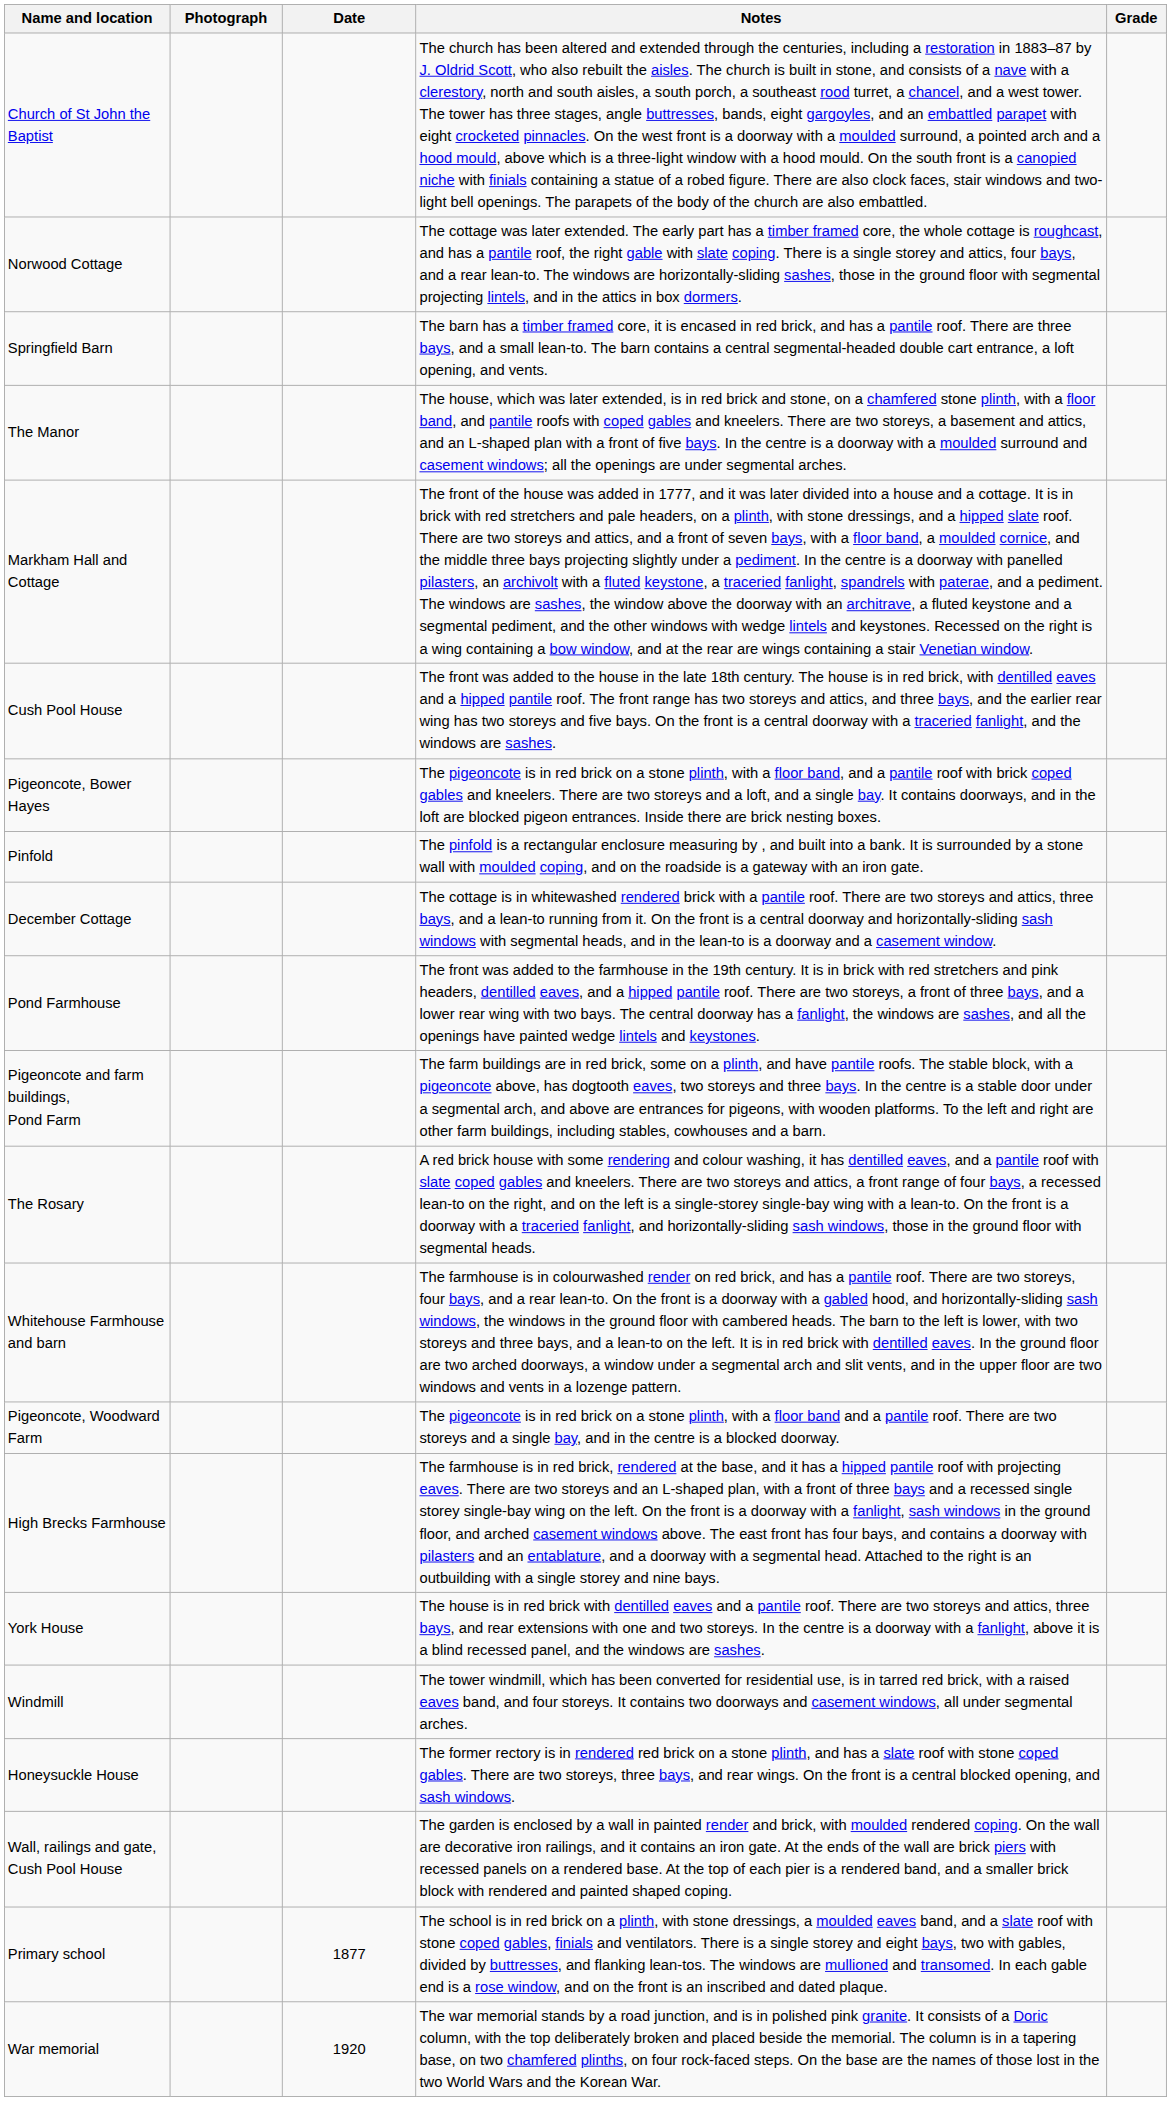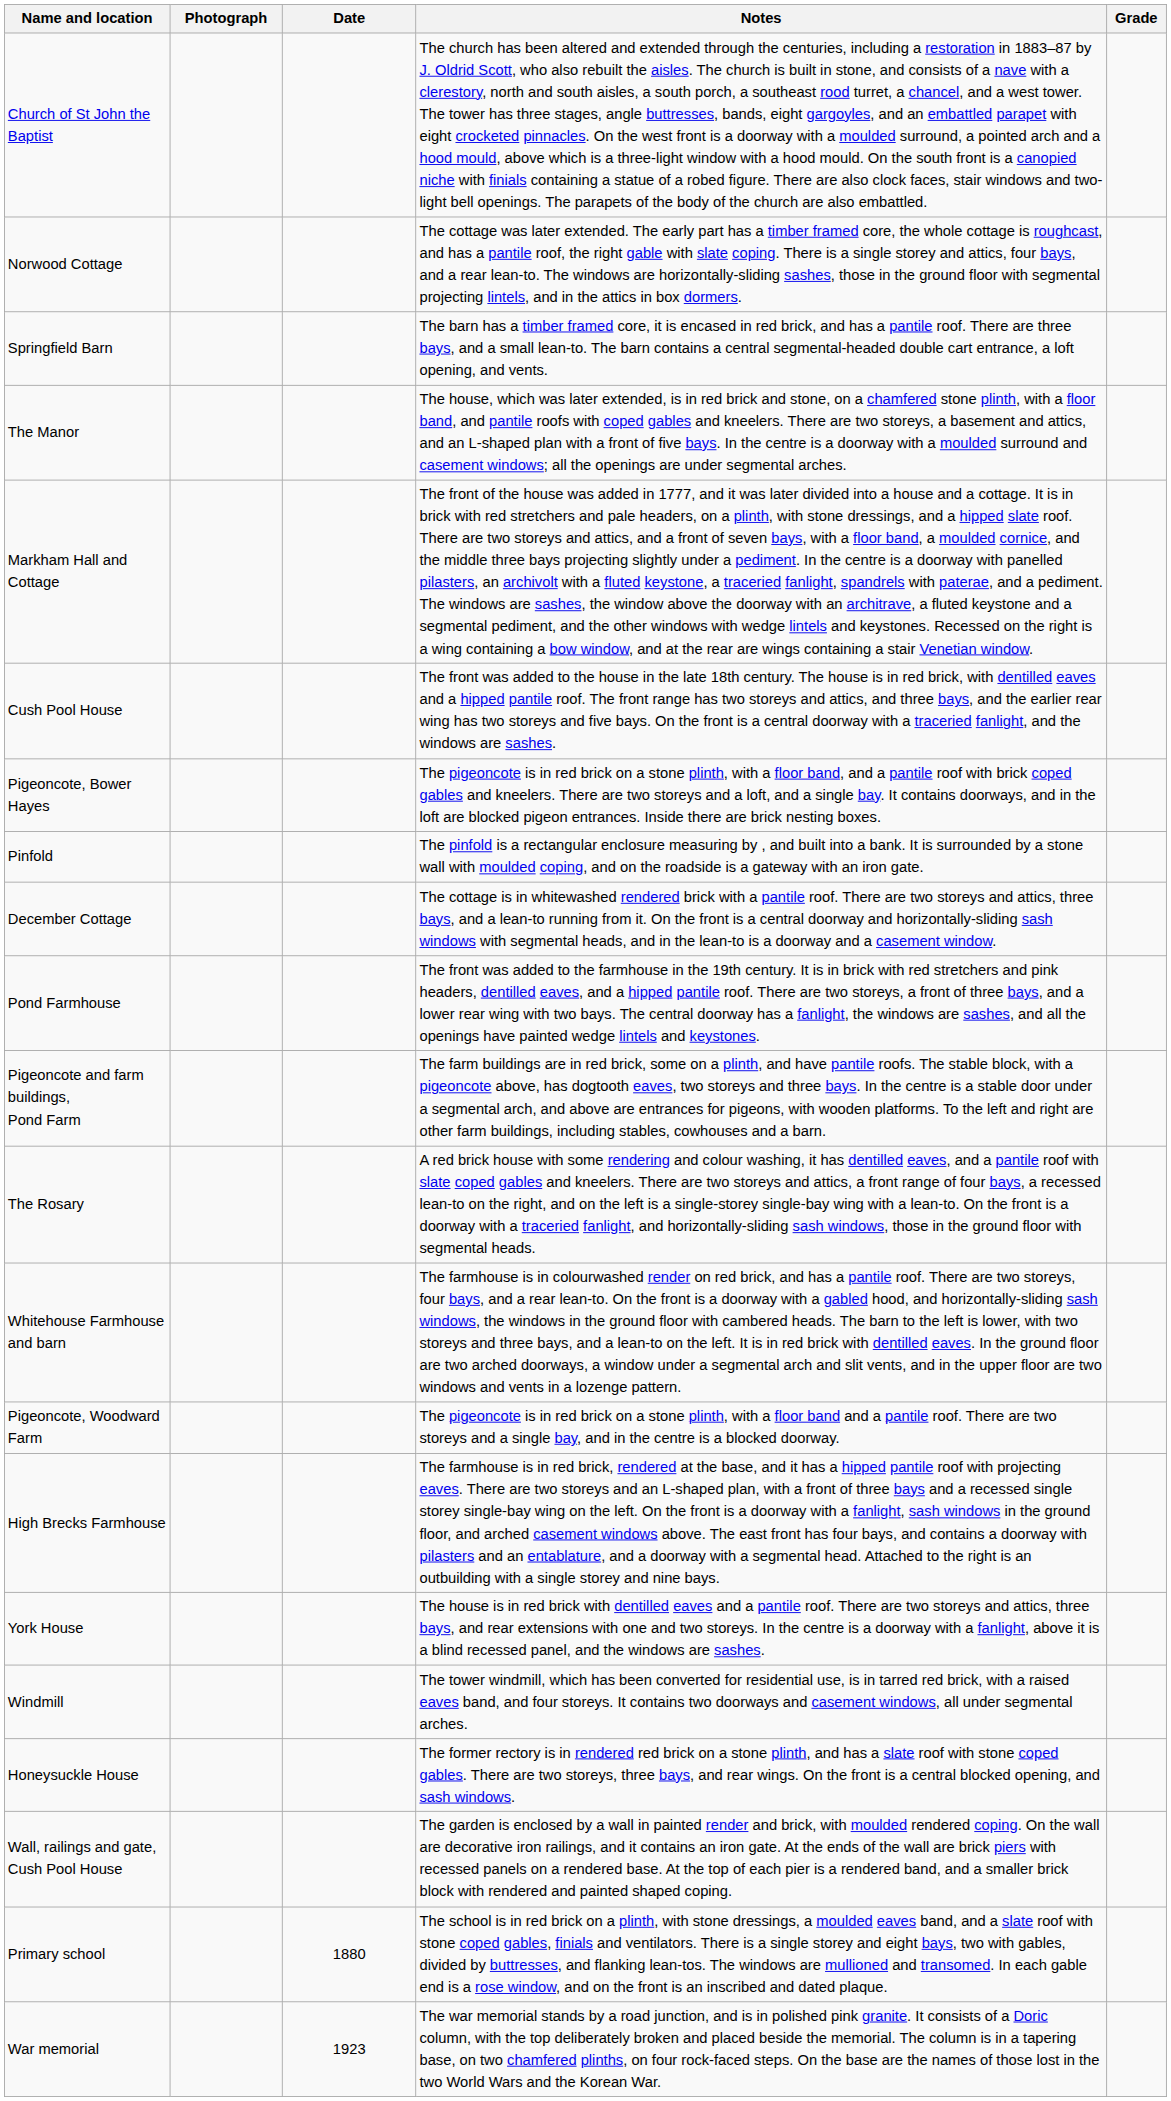(349, 1954) 1877 -> (349, 1954) 1880
(349, 2049) 1920 -> (349, 2049) 1923
